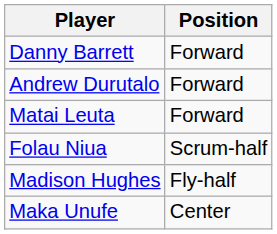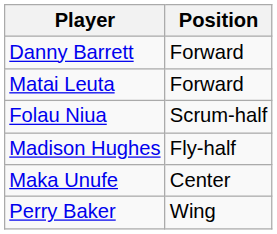- row: (84, 84)
+ row: (62, 212)
